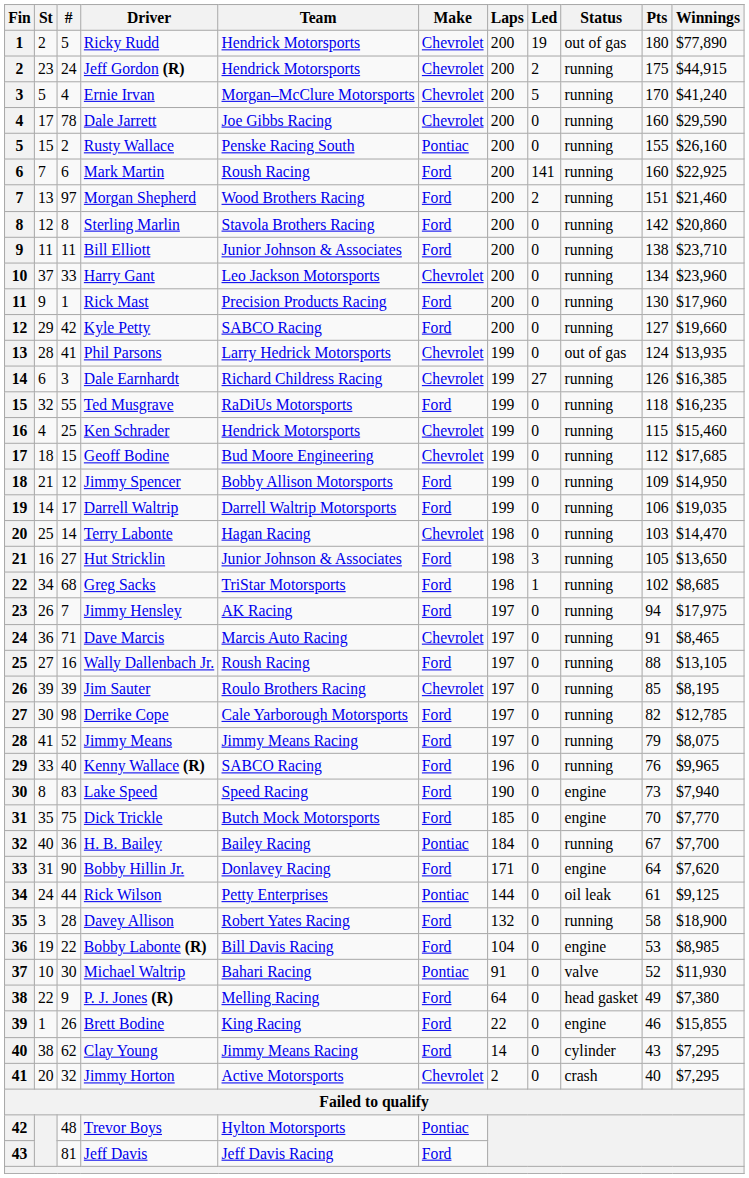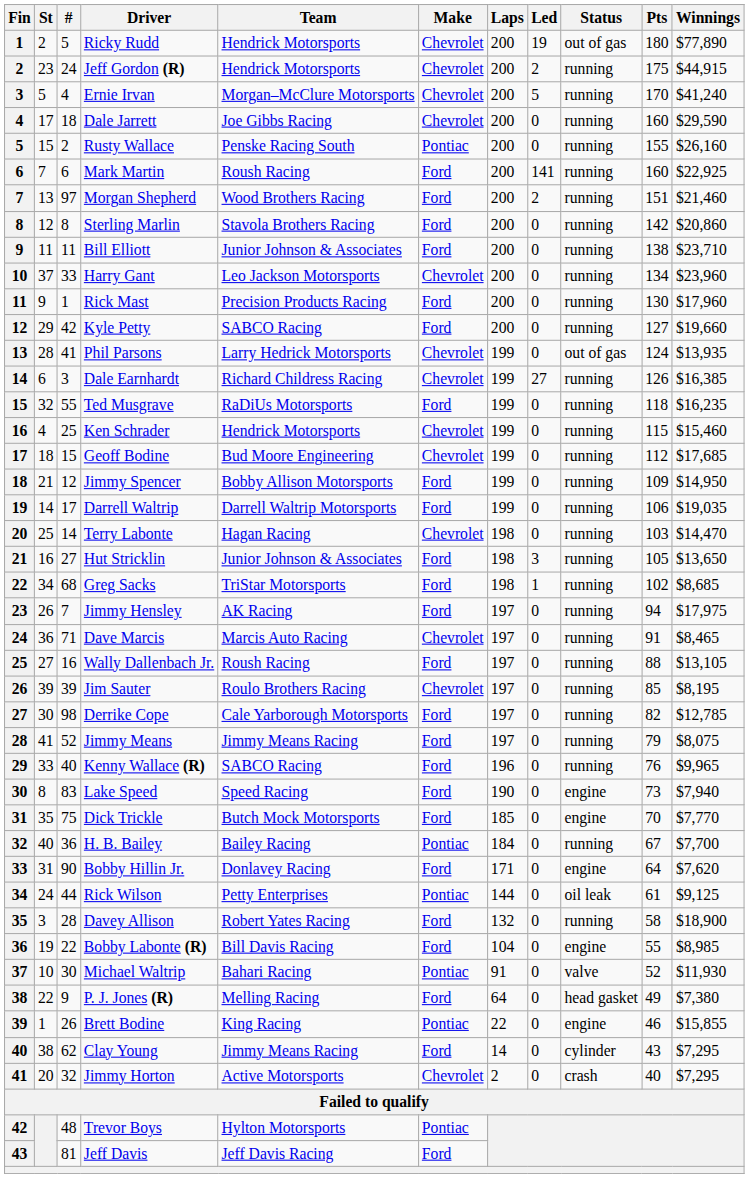(69, 120) 78 -> (69, 120) 18
(653, 946) 53 -> (653, 946) 55
(437, 1024) Ford -> (445, 1024) Pontiac
